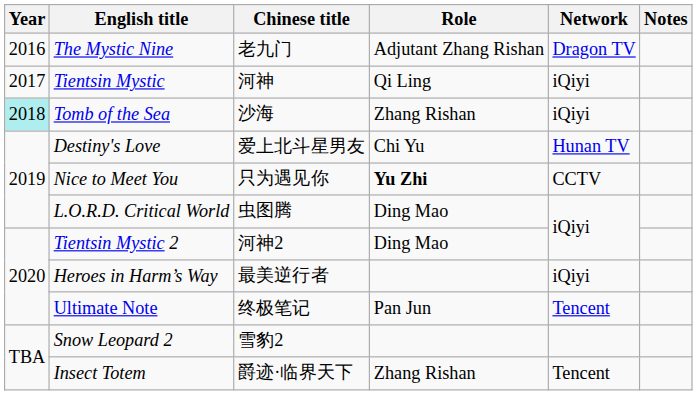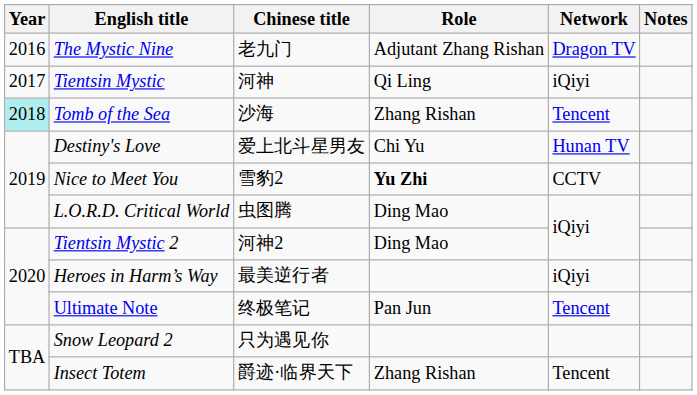(571, 114) iQiyi -> (581, 114) Tencent
(283, 178) 只为遇见你 -> (261, 178) 雪豹2
(261, 340) 雪豹2 -> (283, 340) 只为遇见你
